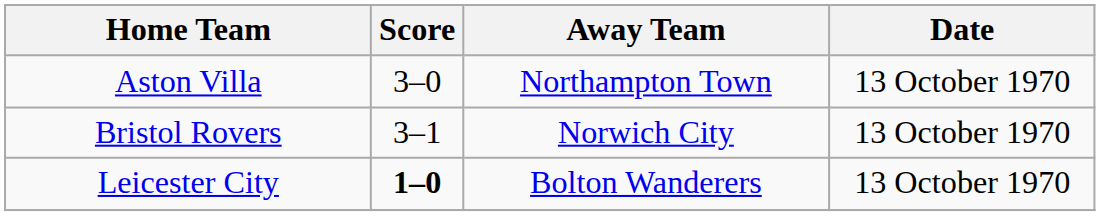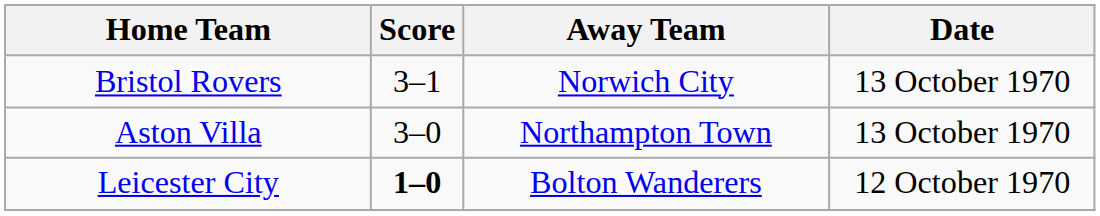rows swapped: (188, 81) <-> (188, 132)
(962, 183) 13 October 1970 -> (962, 183) 12 October 1970
